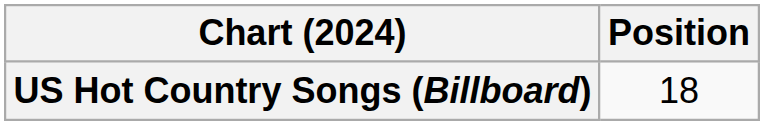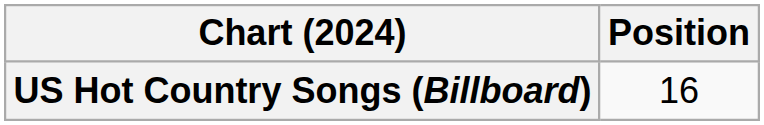(679, 90) 18 -> (679, 90) 16
